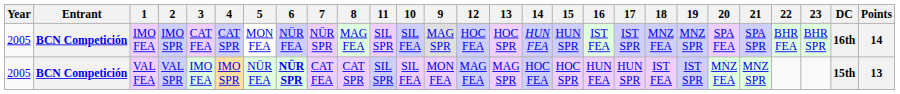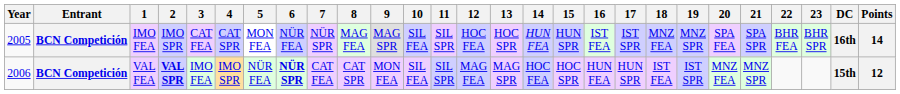columns swapped: (440, 13) <-> (383, 13)
(19, 72) 2005 -> (19, 72) 2006
(173, 72) normal -> (173, 72) bold
(876, 72) 13 -> (877, 72) 12
